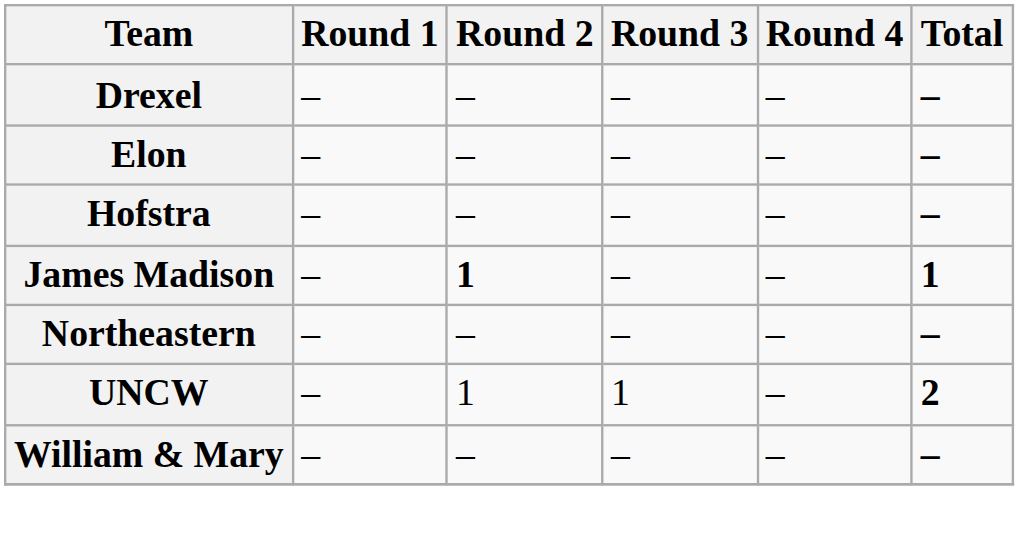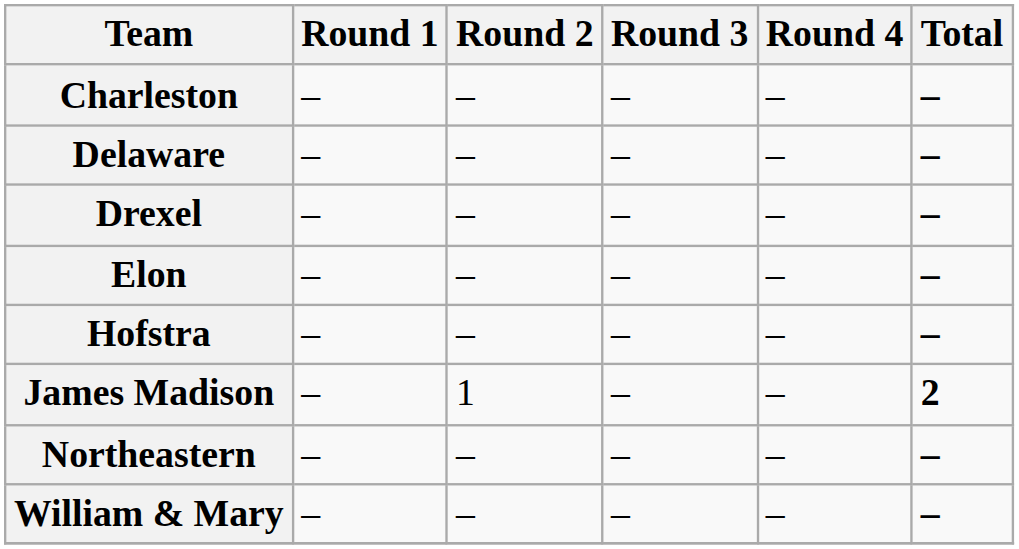+ row: (149, 94)
+ row: (149, 154)
(465, 273) bold -> (465, 393) normal
(930, 273) 1 -> (930, 393) 2
- row: (149, 393)
